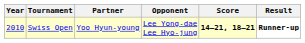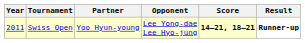(15, 27) 2010 -> (15, 27) 2011
